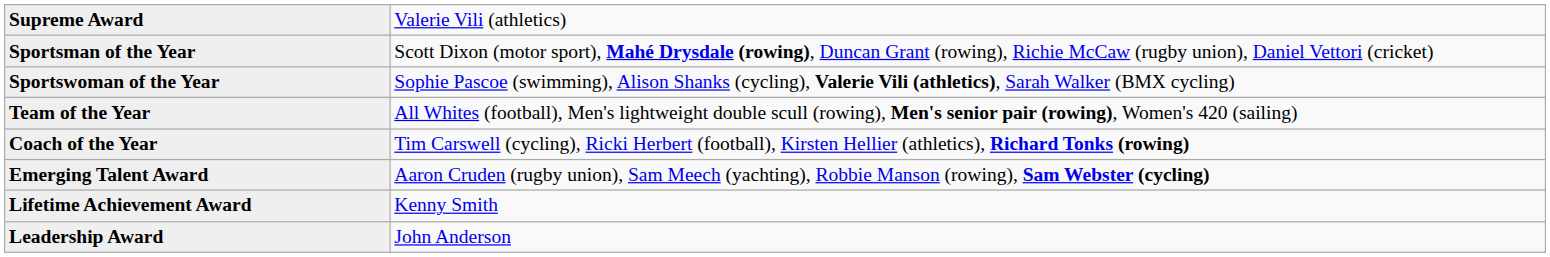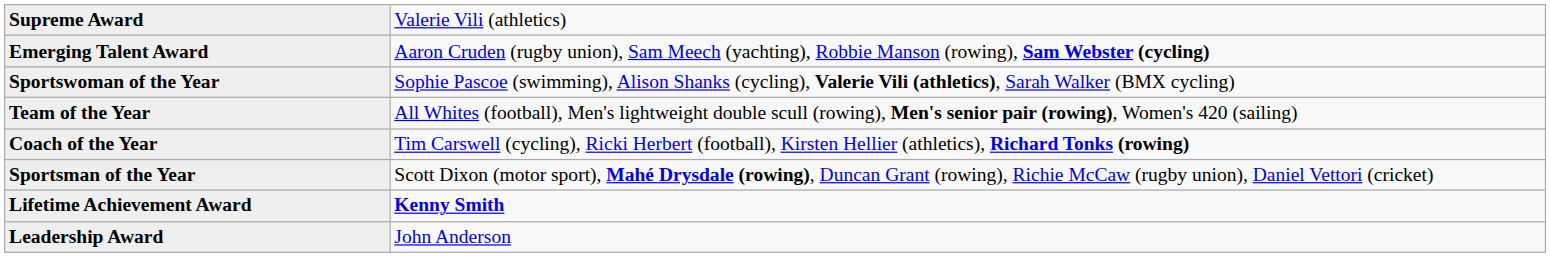rows swapped: (102, 50) <-> (109, 174)
(446, 205) normal -> (449, 205) bold
